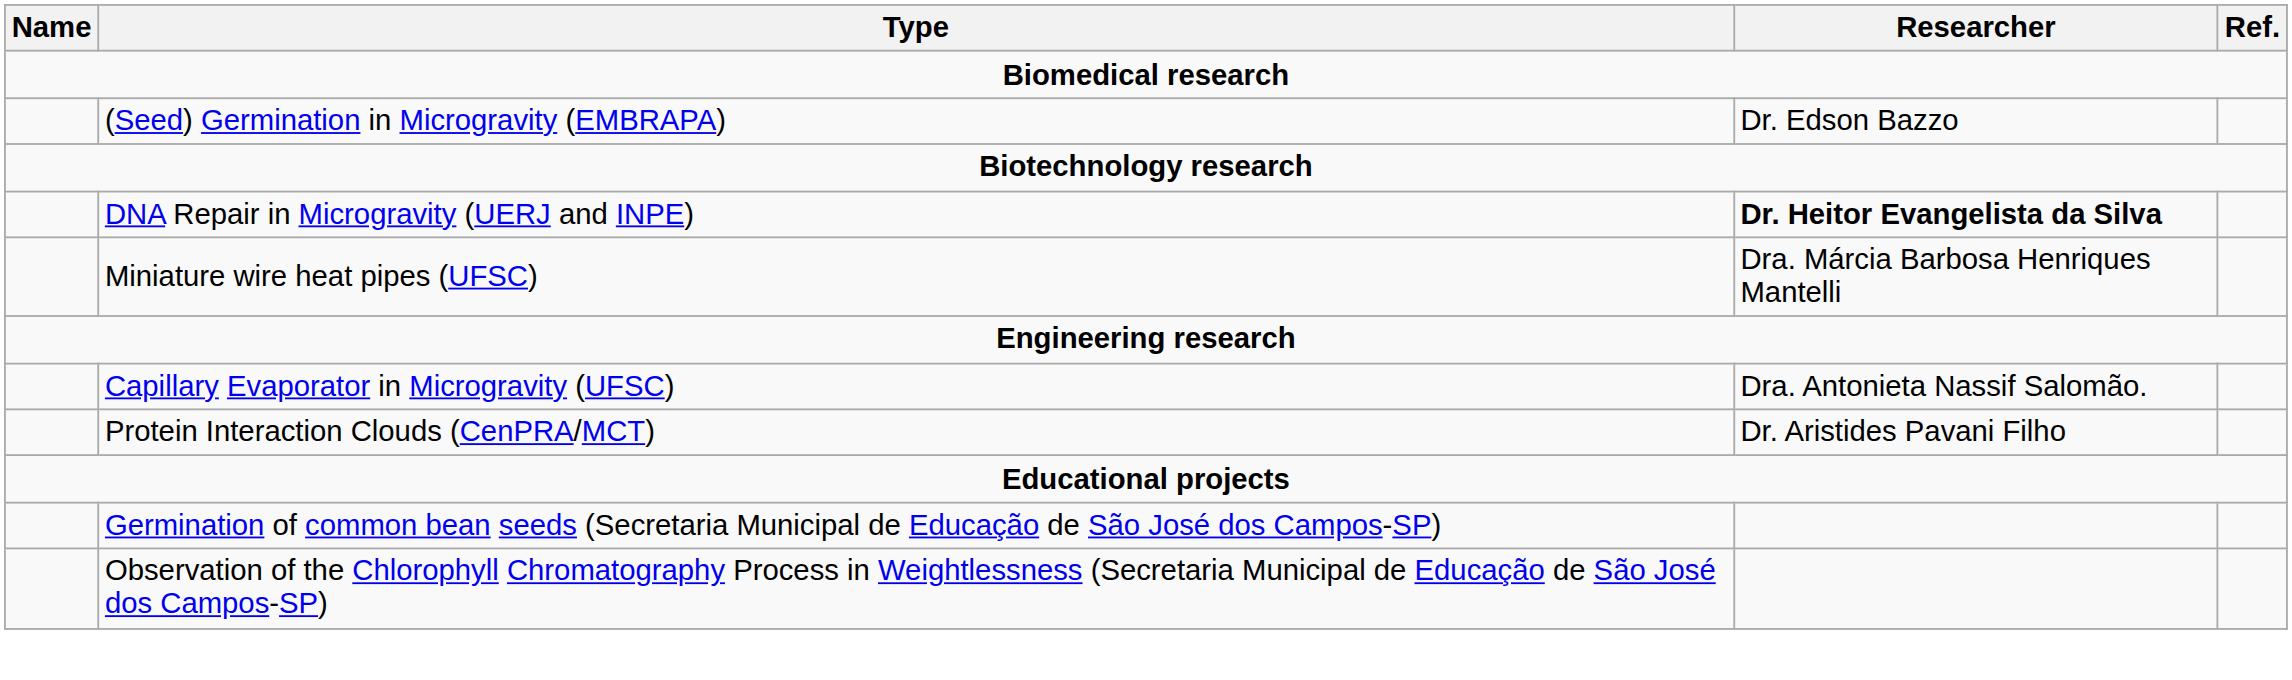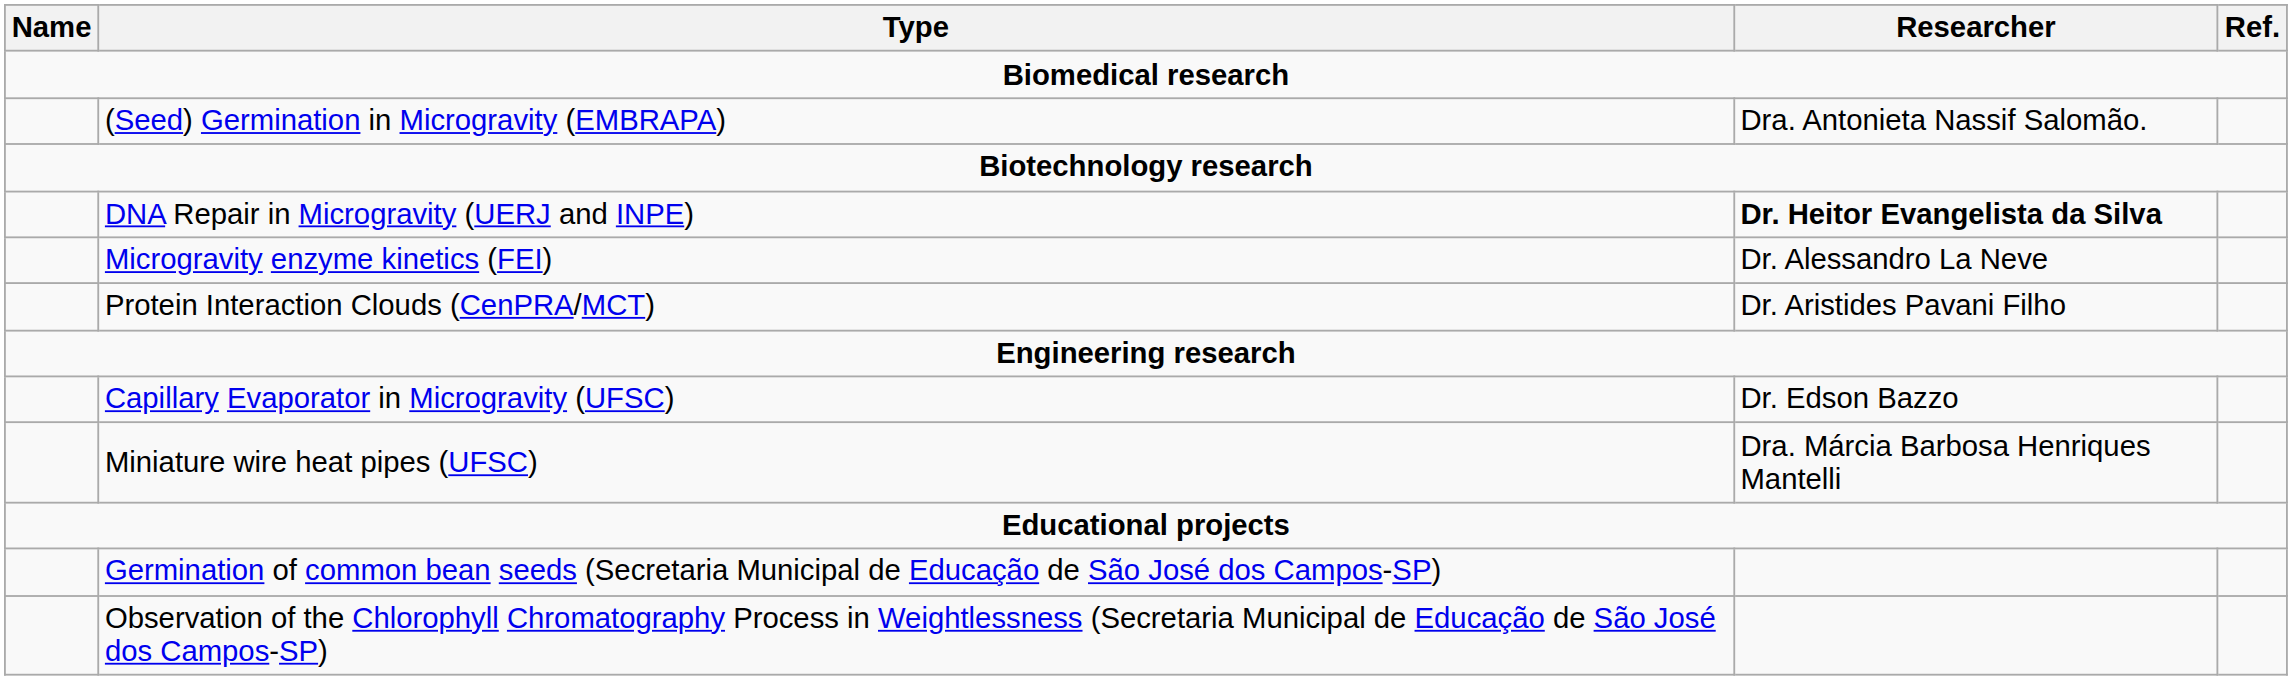(1850, 120) Dr. Edson Bazzo -> (1944, 120) Dra. Antonieta Nassif Salomão.
+ row: (329, 259)
rows swapped: (380, 432) <-> (321, 276)
(1944, 385) Dra. Antonieta Nassif Salomão. -> (1850, 399) Dr. Edson Bazzo
